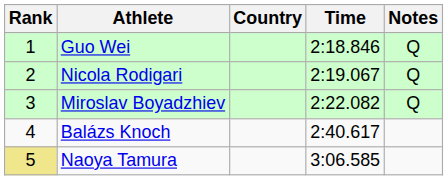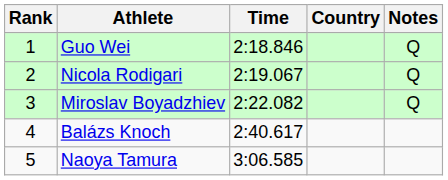columns swapped: (268, 18) <-> (345, 18)
(31, 160) khaki background -> (31, 160) no background
